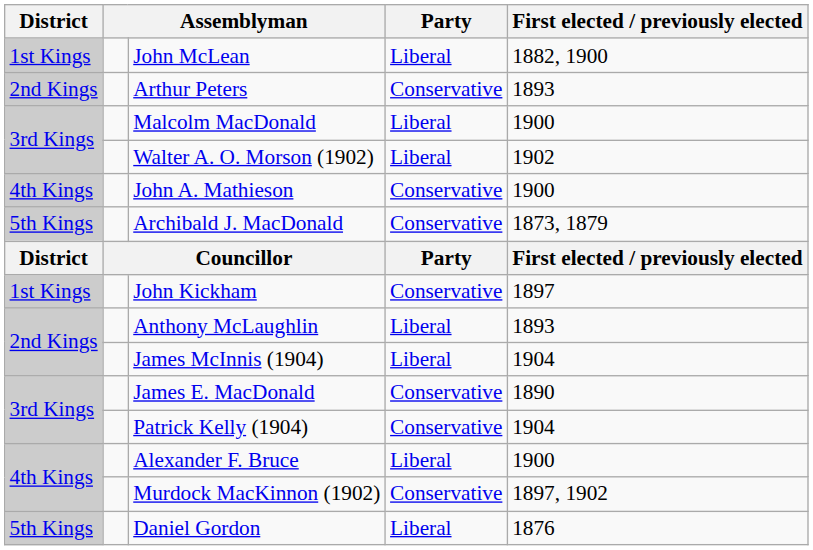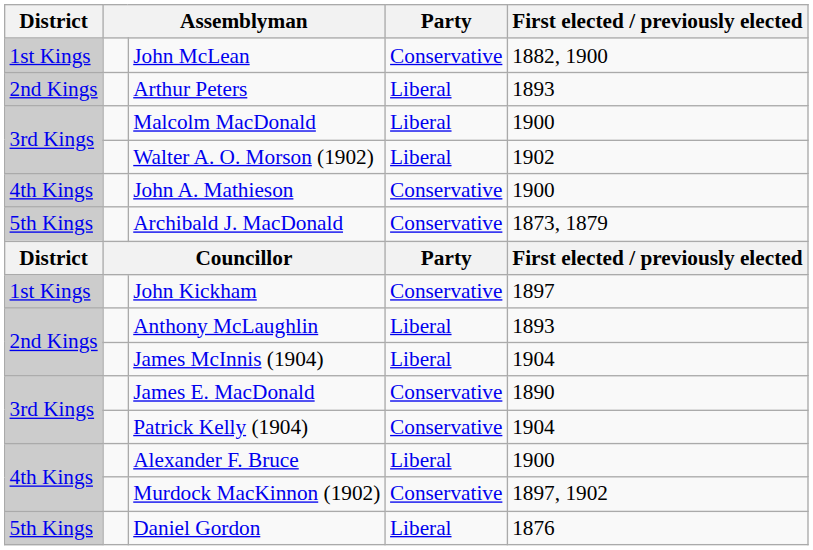(421, 55) Liberal -> (446, 55) Conservative
(446, 88) Conservative -> (421, 88) Liberal
